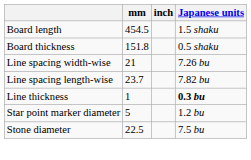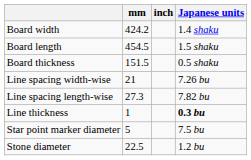+ row: (33, 29)
(137, 46) 151.8 -> (137, 63) 151.5
(134, 79) 23.7 -> (134, 96) 27.3
(191, 113) 1.2 bu -> (191, 130) 7.5 bu
(191, 130) 7.5 bu -> (191, 146) 1.2 bu
